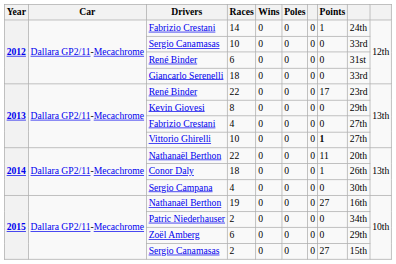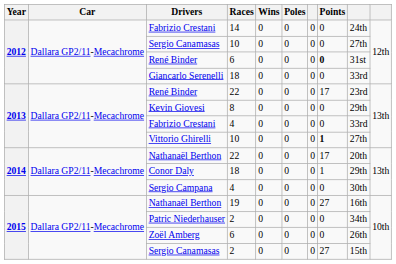(322, 27) 1 -> (322, 27) 0
(359, 43) 33rd -> (358, 43) 27th
(322, 59) normal -> (322, 59) bold
(358, 123) 27th -> (359, 123) 33rd
(324, 155) 11 -> (324, 155) 17
(358, 171) 26th -> (358, 171) 29th
(358, 235) 29th -> (358, 235) 26th
